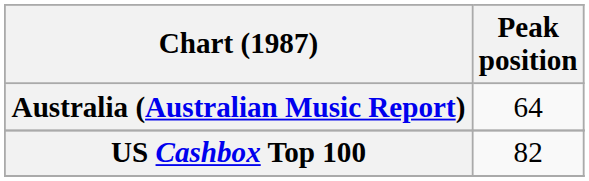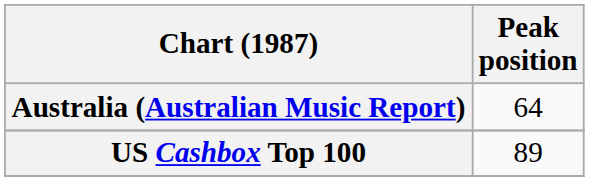(528, 152) 82 -> (528, 152) 89
